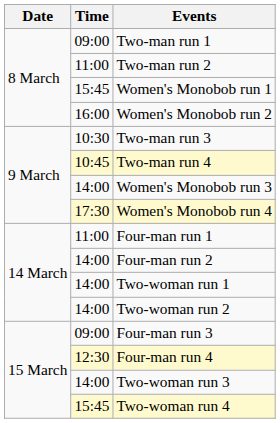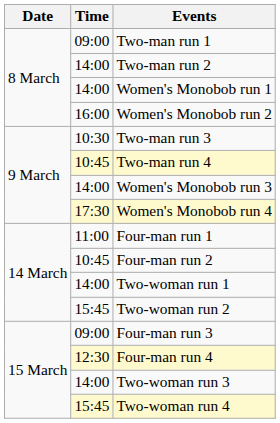(92, 65) 11:00 -> (92, 65) 14:00
(92, 89) 15:45 -> (92, 89) 14:00
(92, 260) 14:00 -> (92, 260) 10:45
(92, 308) 14:00 -> (92, 308) 15:45
